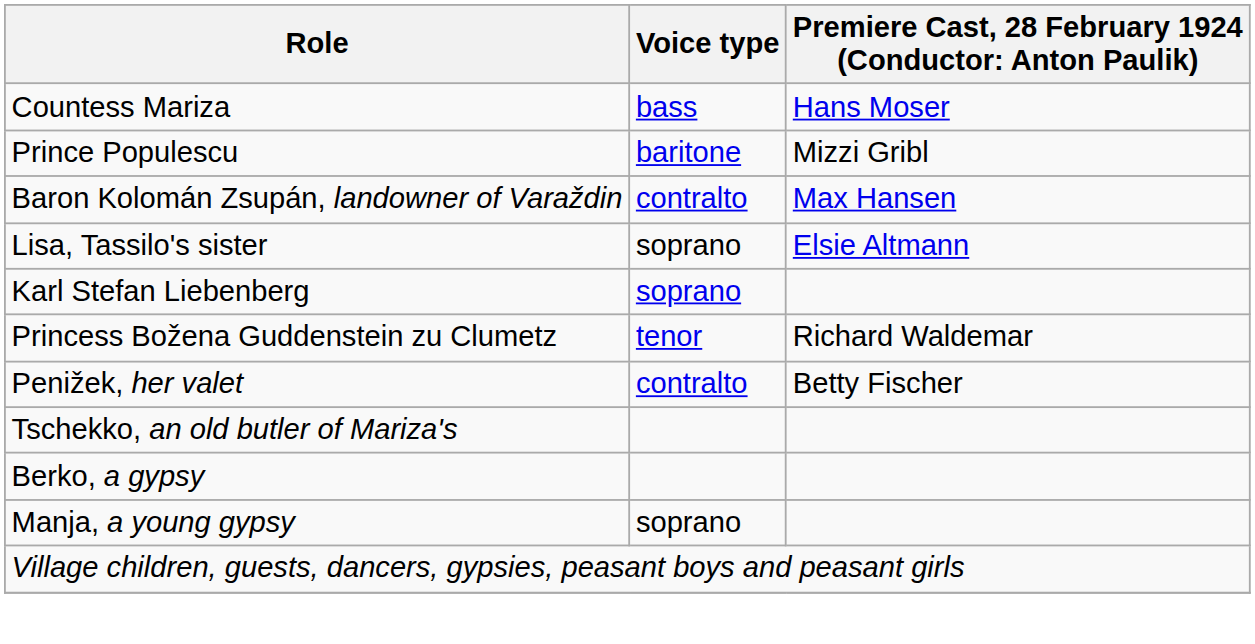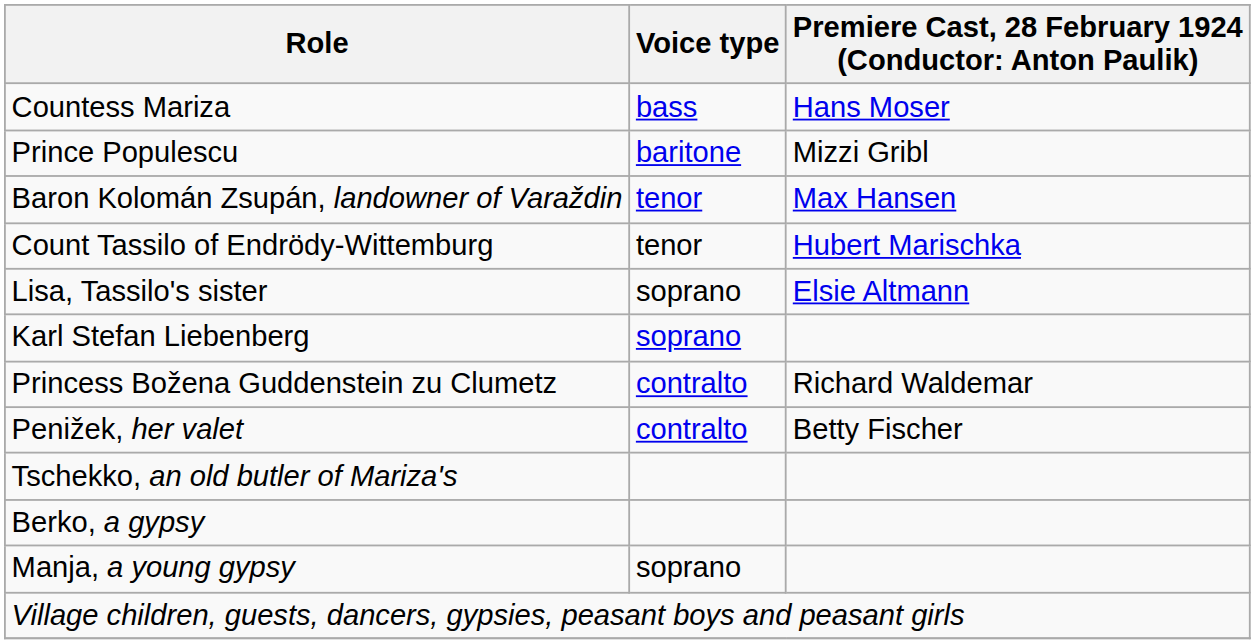(692, 198) contralto -> (669, 198) tenor
+ row: (253, 245)
(669, 337) tenor -> (692, 383) contralto
